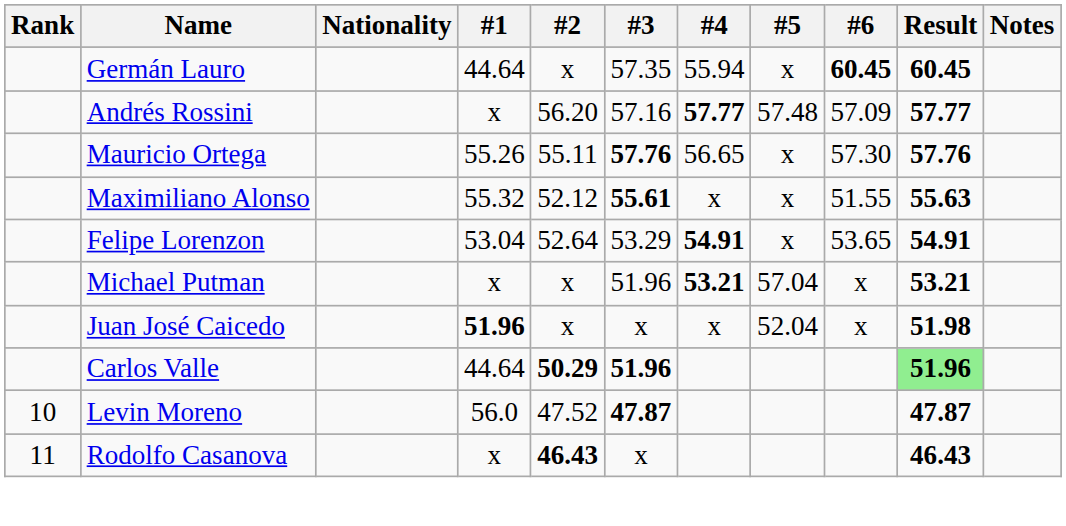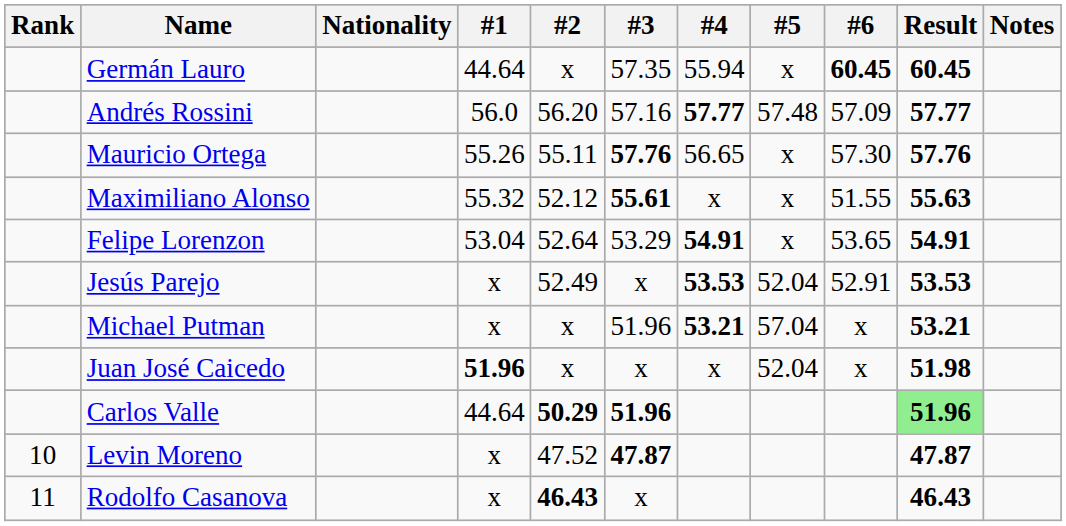(494, 111) x -> (494, 111) 56.0
+ row: (153, 283)
(494, 411) 56.0 -> (494, 454) x
